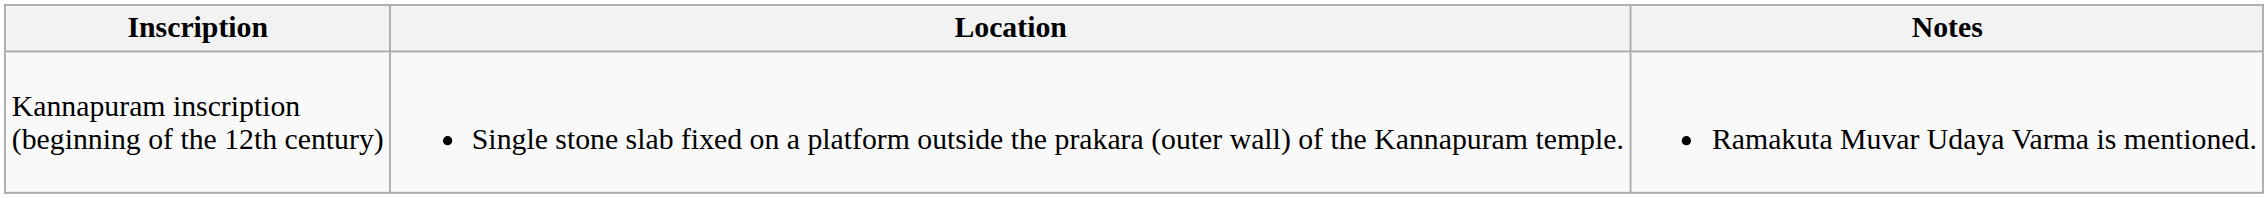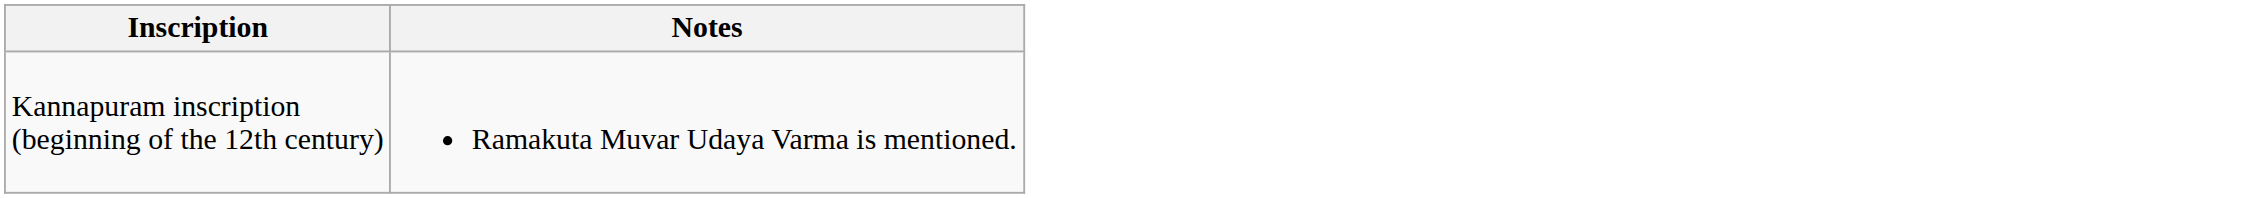- column: (1011, 28)
